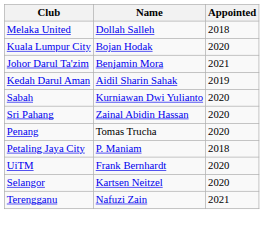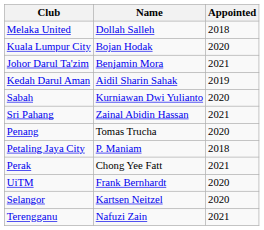(219, 115) 2020 -> (219, 115) 2021
+ row: (19, 166)
